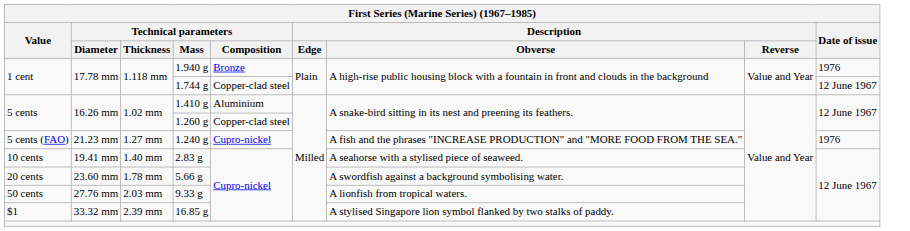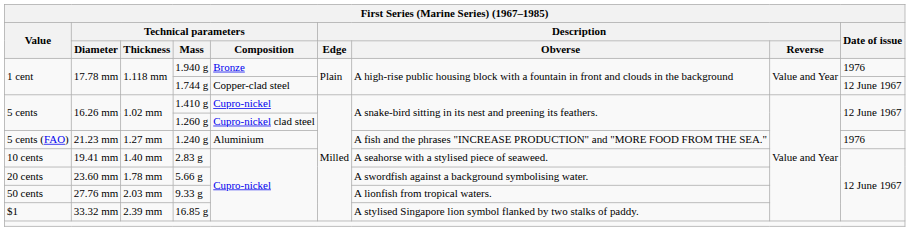(238, 104) Aluminium -> (242, 104) Cupro-nickel
(252, 122) Copper-clad steel -> (264, 122) Cupro-nickel clad steel
(242, 140) Cupro-nickel -> (238, 140) Aluminium
